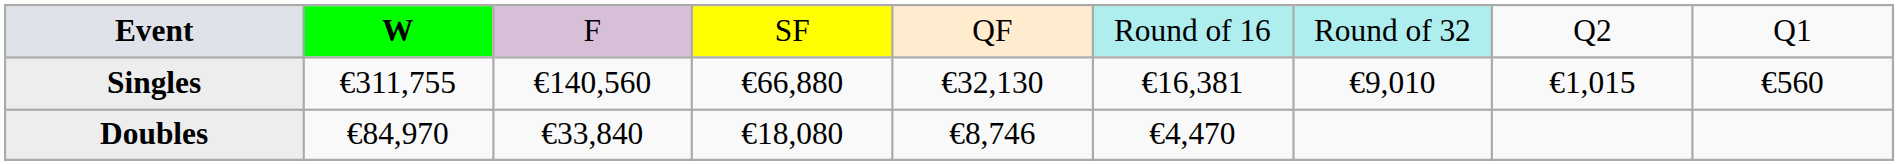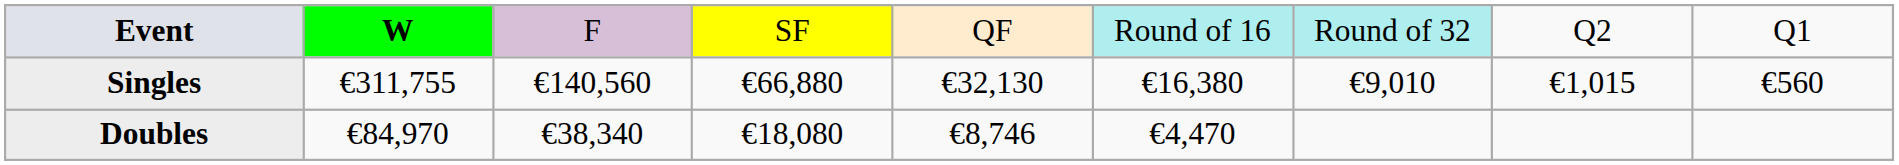(1192, 82) €16,381 -> (1192, 82) €16,380
(592, 134) €33,840 -> (592, 134) €38,340
